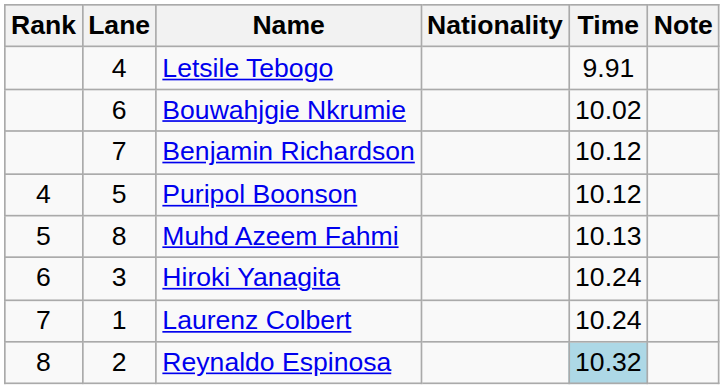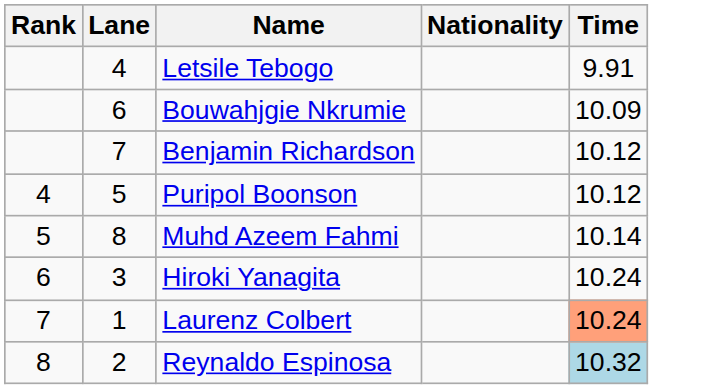- column: (683, 25)
(608, 109) 10.02 -> (608, 109) 10.09
(608, 236) 10.13 -> (608, 236) 10.14
(608, 320) no background -> (608, 320) lightsalmon background
